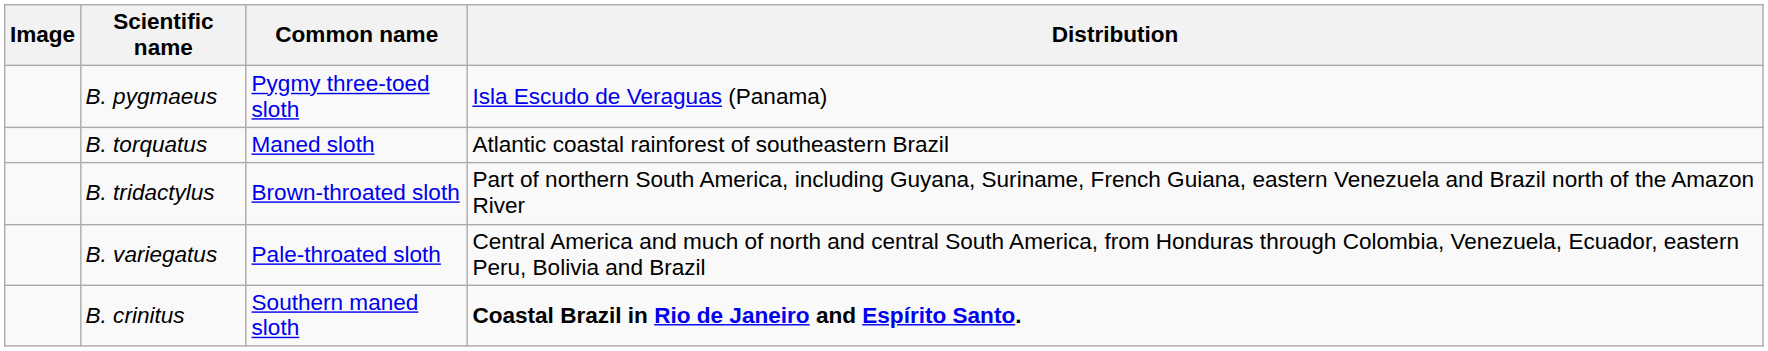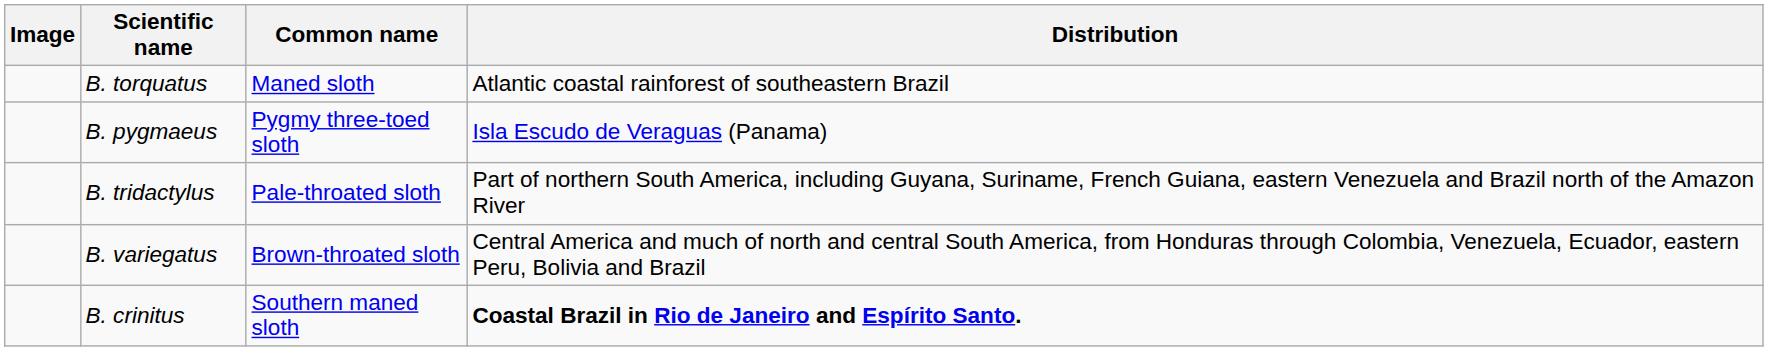rows swapped: (151, 96) <-> (146, 144)
(356, 193) Brown-throated sloth -> (346, 193) Pale-throated sloth
(346, 254) Pale-throated sloth -> (356, 254) Brown-throated sloth
